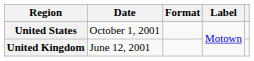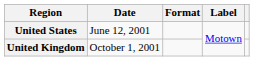(125, 30) October 1, 2001 -> (120, 30) June 12, 2001
(120, 47) June 12, 2001 -> (125, 47) October 1, 2001
